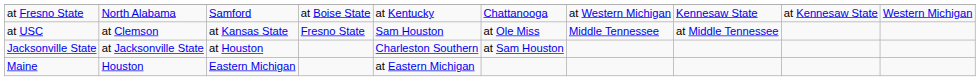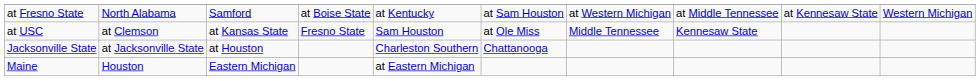(516, 13) Chattanooga -> (524, 13) at Sam Houston
(717, 13) Kennesaw State -> (727, 13) at Middle Tennessee
(727, 31) at Middle Tennessee -> (717, 31) Kennesaw State
(524, 48) at Sam Houston -> (516, 48) Chattanooga
